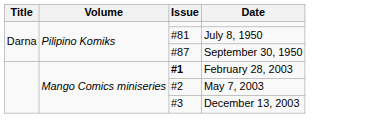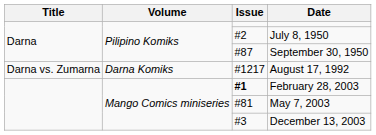(180, 35) #81 -> (241, 35) #2
+ row: (309, 69)
(177, 87) #2 -> (244, 104) #81
